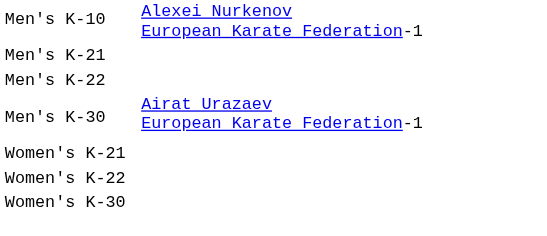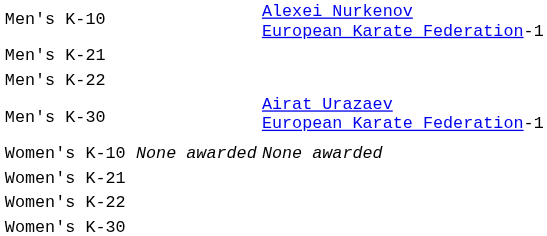+ row: (65, 154)
